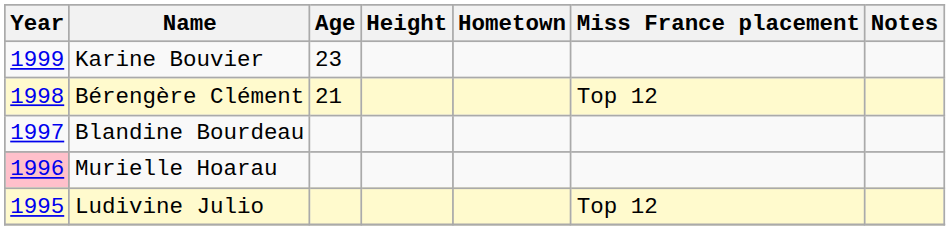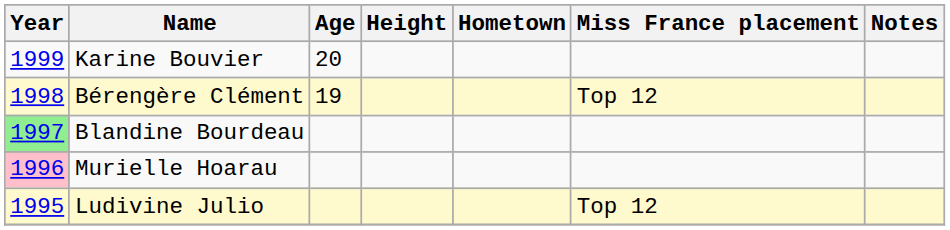(329, 60) 23 -> (329, 60) 20
(329, 97) 21 -> (329, 97) 19
(37, 133) no background -> (37, 133) lightgreen background
